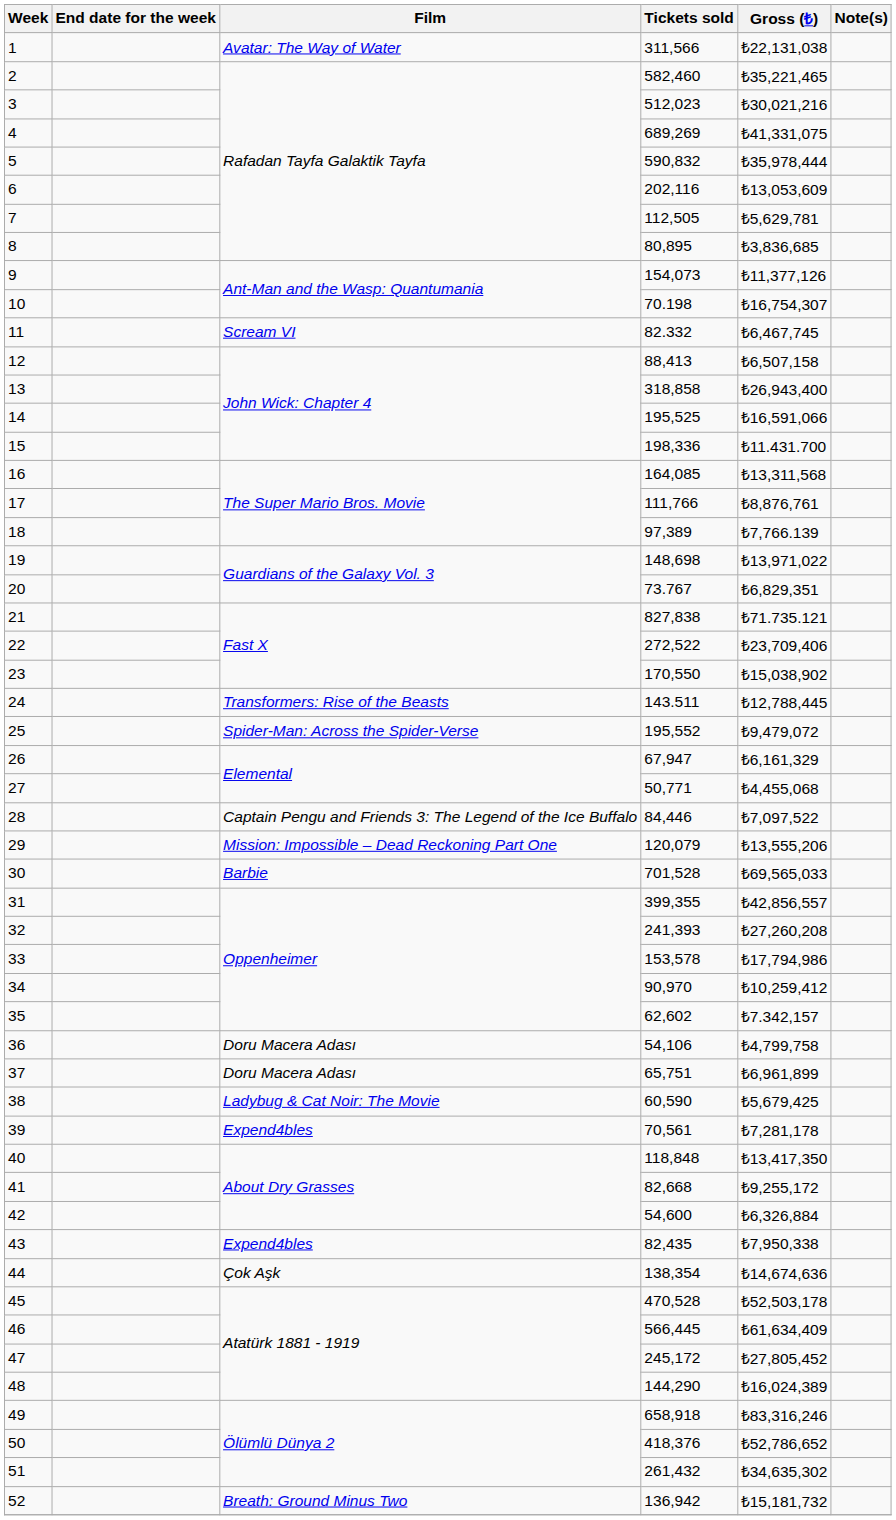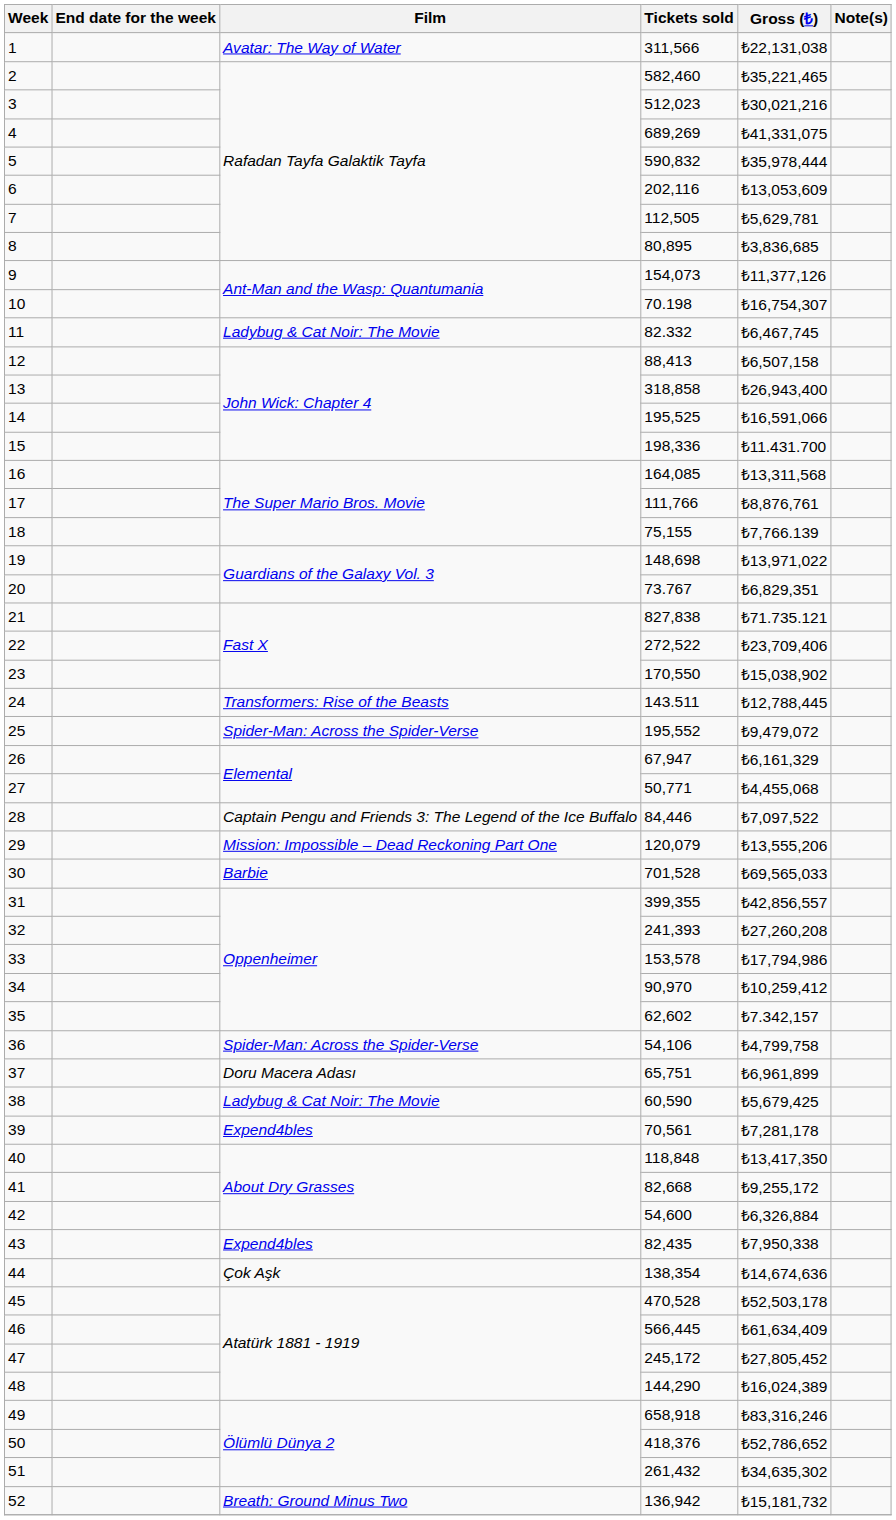(259, 332) Scream VI -> (331, 332) Ladybug & Cat Noir: The Movie
(668, 531) 97,389 -> (668, 531) 75,155
(290, 1044) Doru Macera Adası -> (351, 1044) Spider-Man: Across the Spider-Verse
